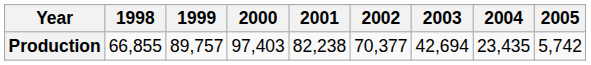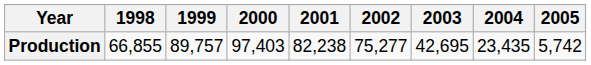(381, 45) 70,377 -> (381, 45) 75,277
(442, 45) 42,694 -> (442, 45) 42,695
